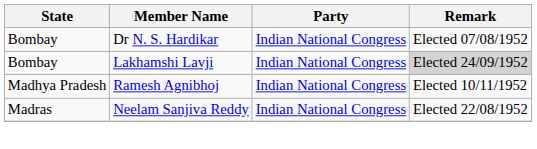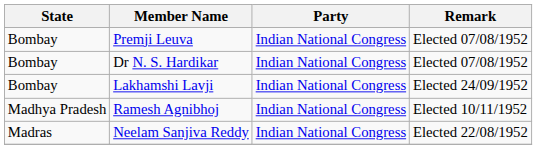+ row: (153, 39)
(470, 62) lightgrey background -> (470, 86) no background
